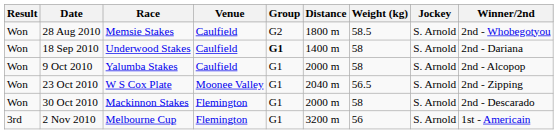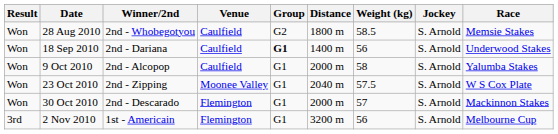columns swapped: (148, 13) <-> (506, 13)
(357, 48) 58 -> (362, 48) 56
(362, 84) 56.5 -> (366, 84) 57.5
(357, 102) 58 -> (362, 102) 57
